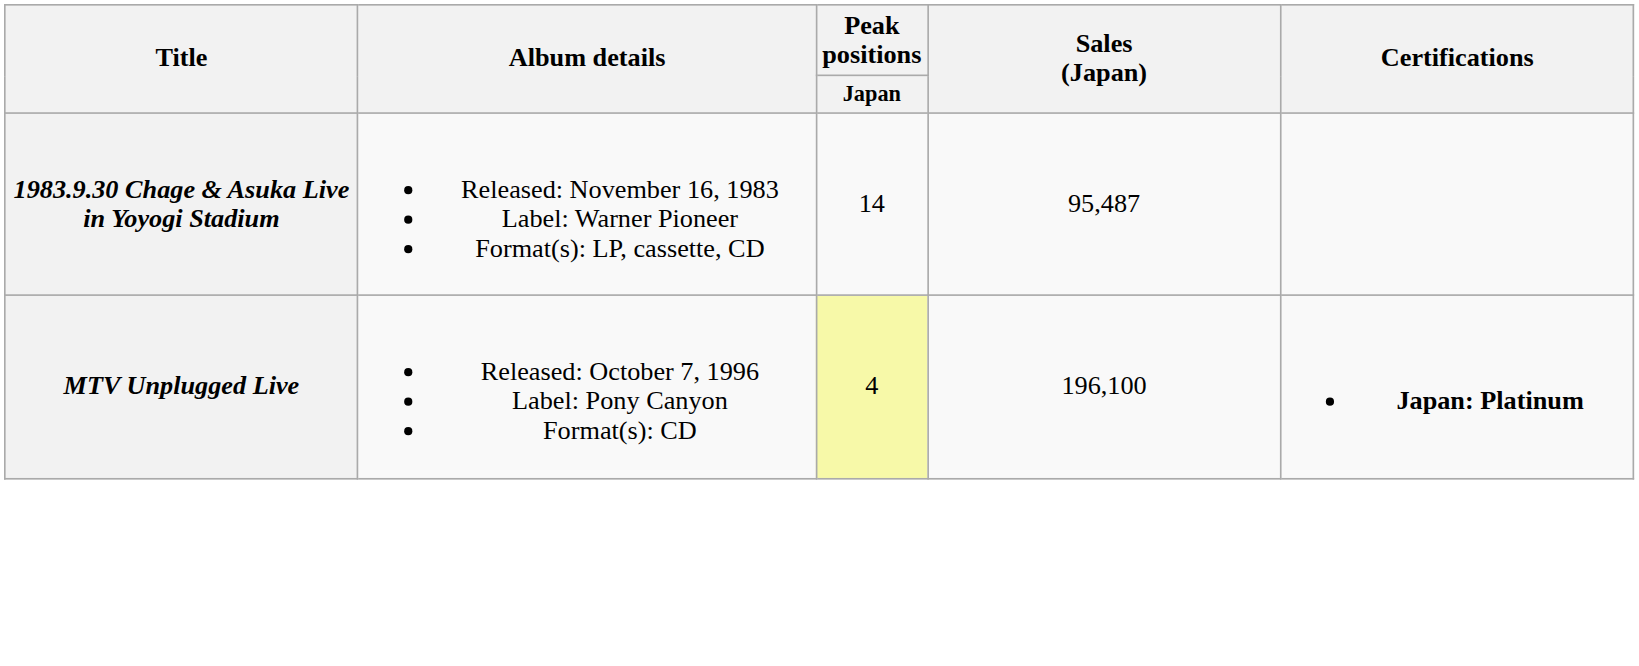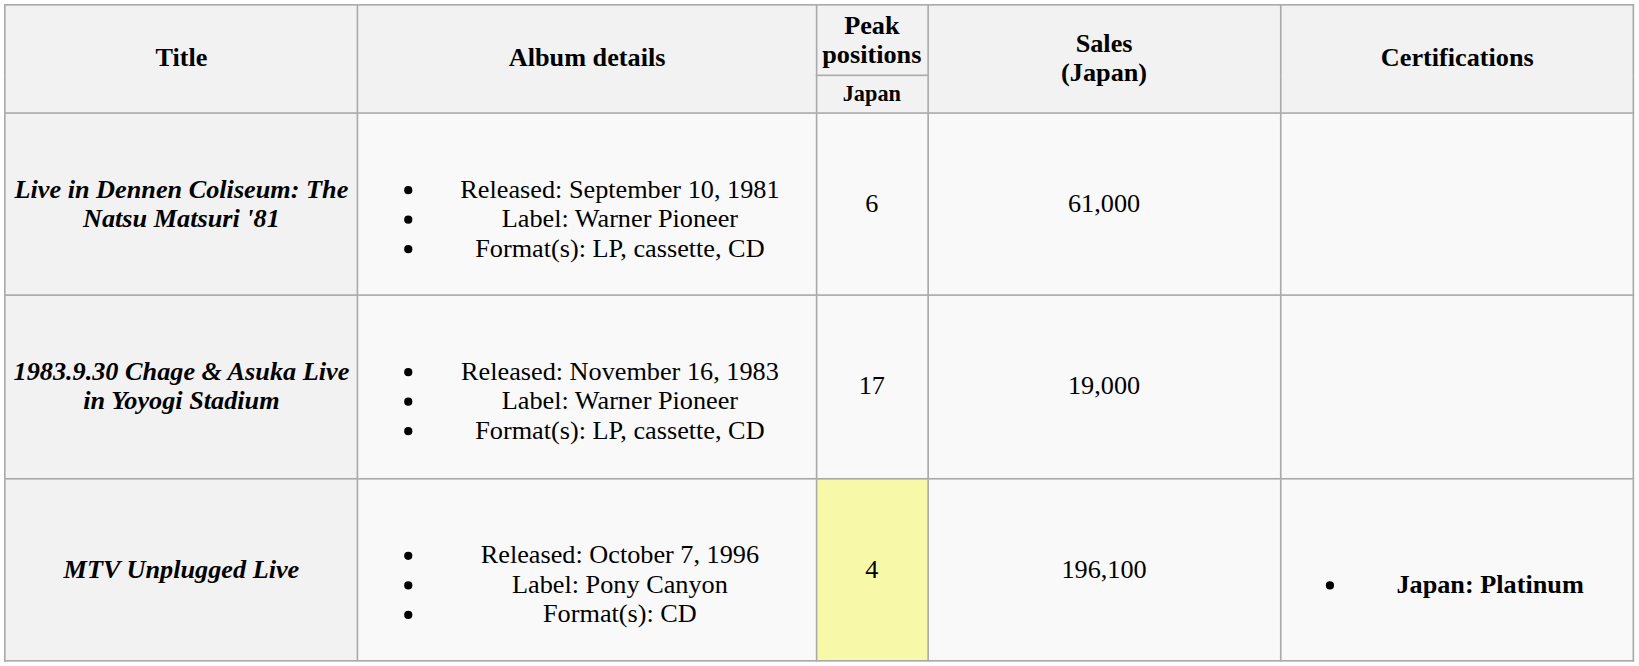+ row: (181, 203)
(872, 203) 14 -> (872, 386) 17
(1104, 203) 95,487 -> (1104, 386) 19,000
